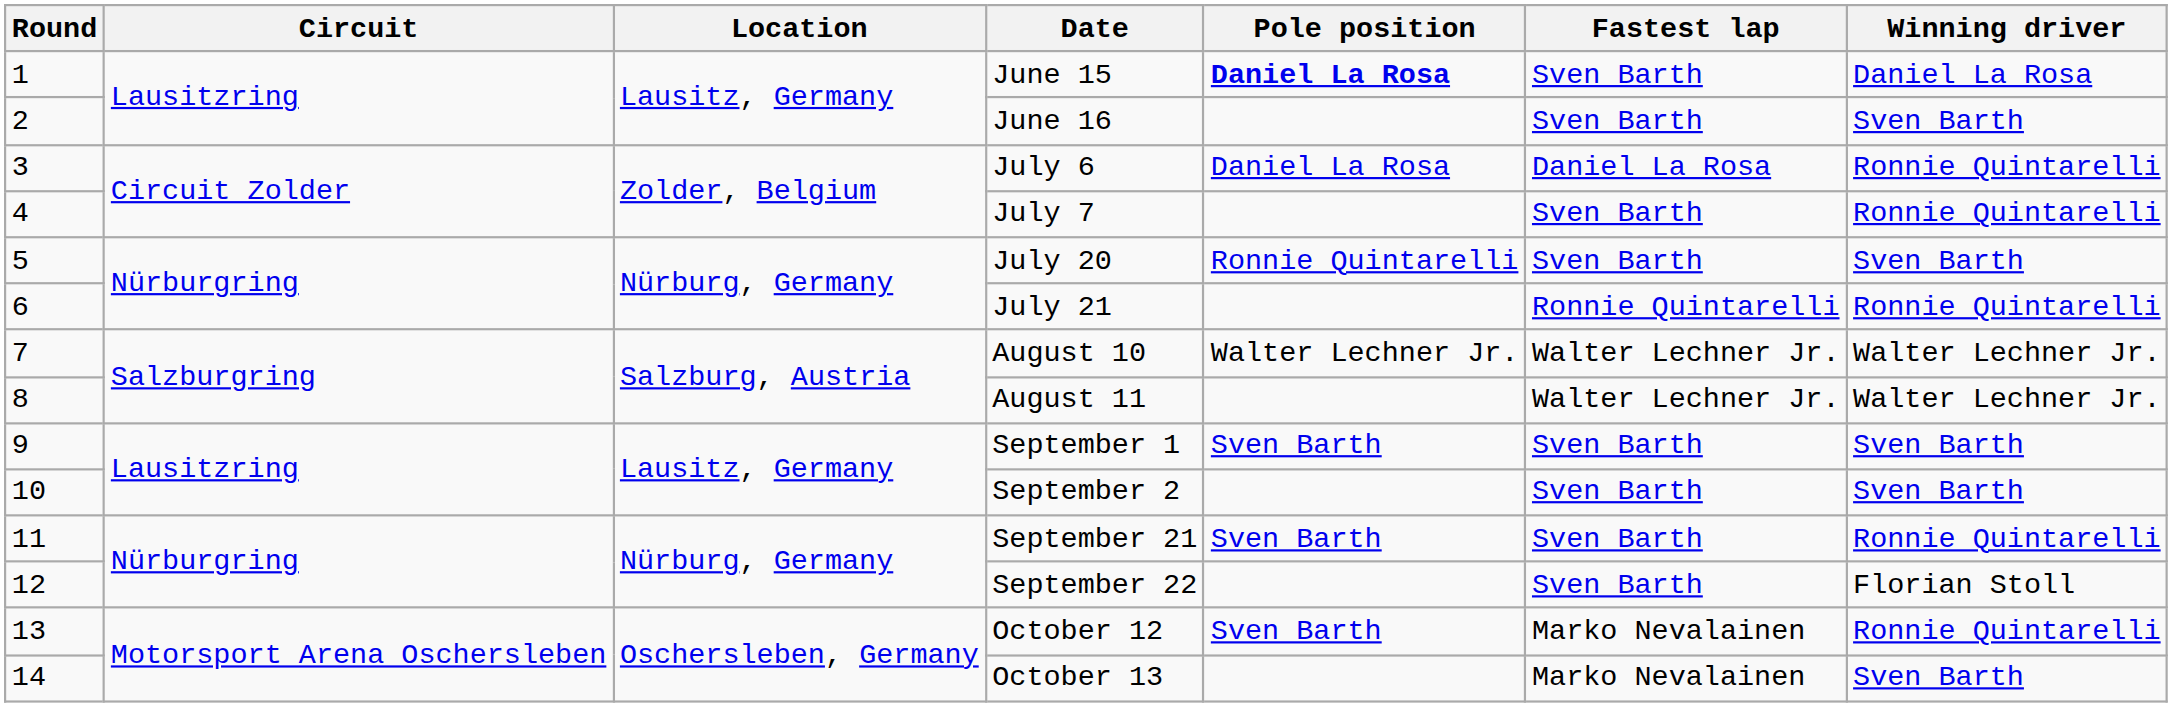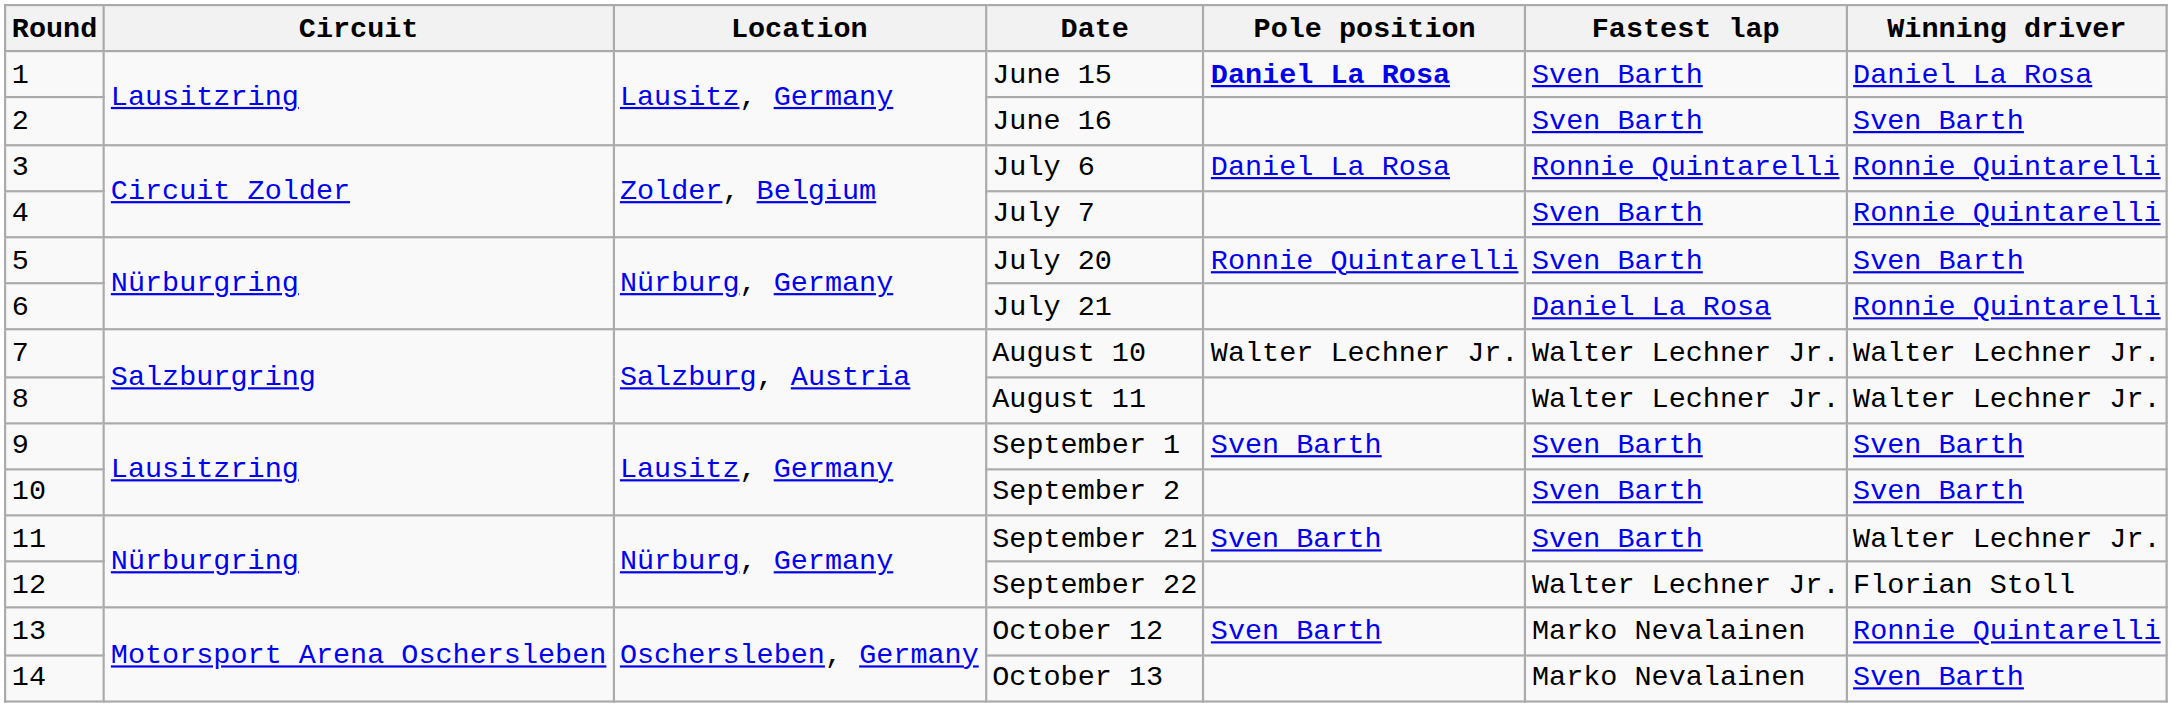(1652, 167) Daniel La Rosa -> (1686, 167) Ronnie Quintarelli
(1686, 307) Ronnie Quintarelli -> (1652, 307) Daniel La Rosa
(2007, 539) Ronnie Quintarelli -> (2007, 539) Walter Lechner Jr.
(1617, 585) Sven Barth -> (1686, 585) Walter Lechner Jr.
